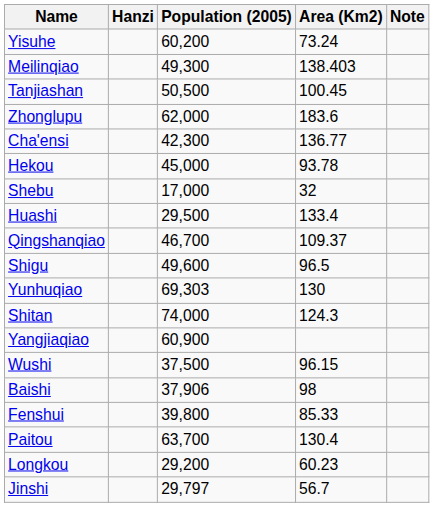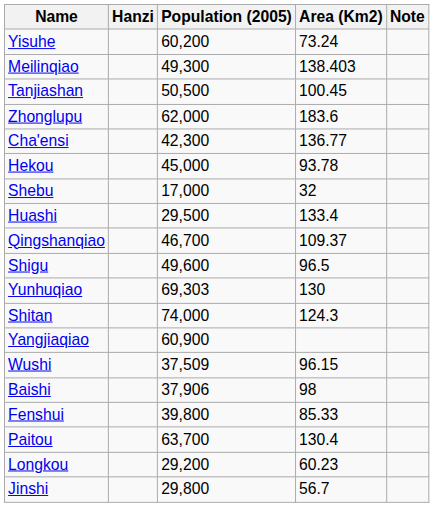(185, 365) 37,500 -> (185, 365) 37,509
(185, 489) 29,797 -> (185, 489) 29,800
